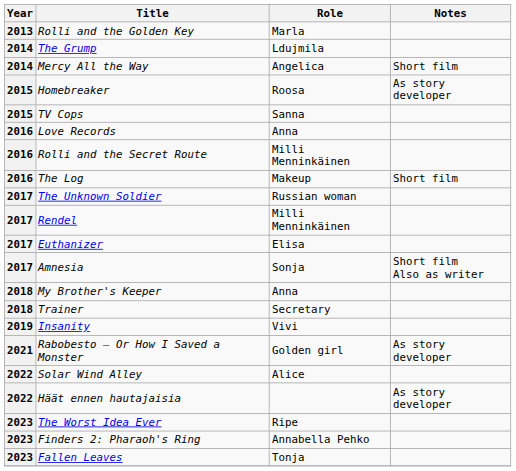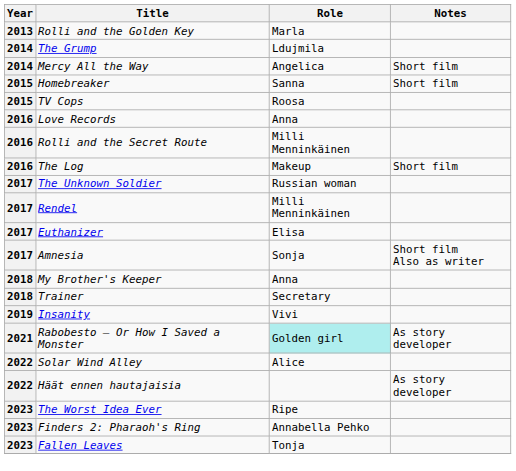(288, 90) Roosa -> (288, 84) Sanna
(422, 90) As story developer -> (425, 84) Short film
(288, 114) Sanna -> (288, 101) Roosa
(308, 351) no background -> (308, 338) paleturquoise background
